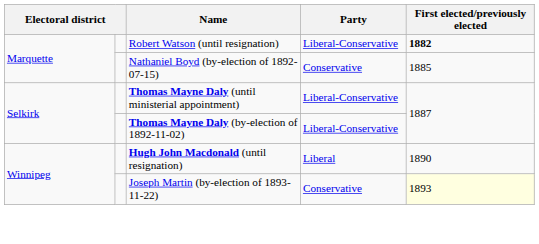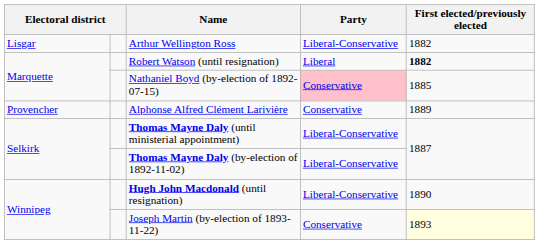+ row: (182, 43)
(351, 43) Liberal-Conservative -> (319, 61) Liberal
(332, 67) no background -> (332, 85) pink background
+ row: (208, 109)
(319, 158) Liberal -> (351, 194) Liberal-Conservative
